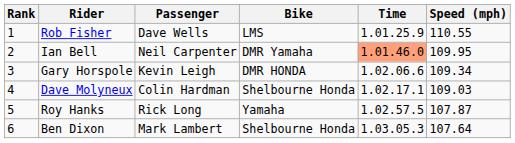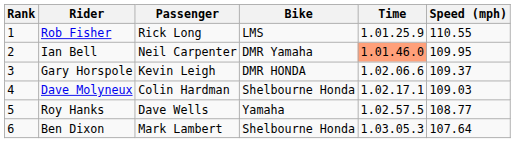(173, 33) Dave Wells -> (170, 33) Rick Long
(451, 71) 109.34 -> (451, 71) 109.37
(170, 109) Rick Long -> (173, 109) Dave Wells
(451, 109) 107.87 -> (451, 109) 108.77
